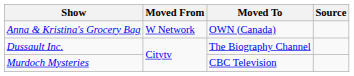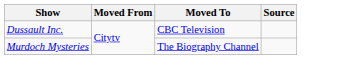- row: (74, 29)
(260, 46) The Biography Channel -> (191, 29) CBC Television
(243, 63) CBC Television -> (208, 46) The Biography Channel
